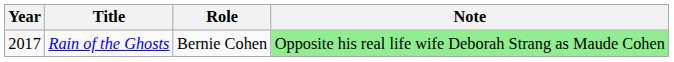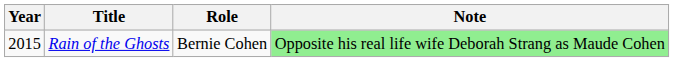(25, 43) 2017 -> (25, 43) 2015
